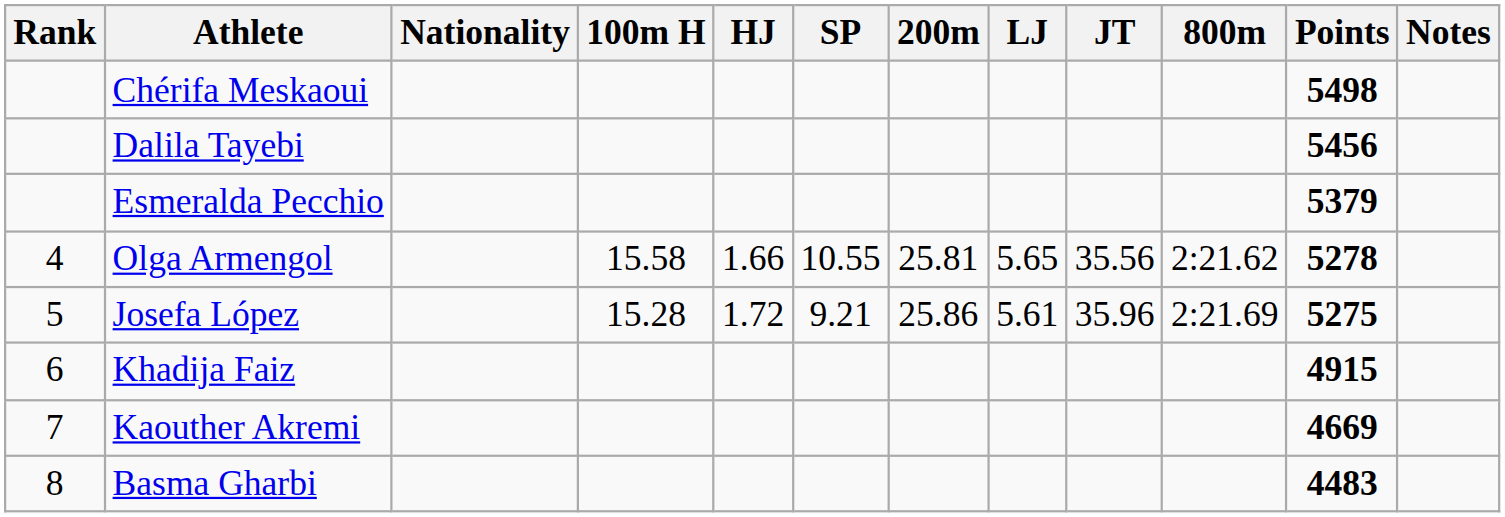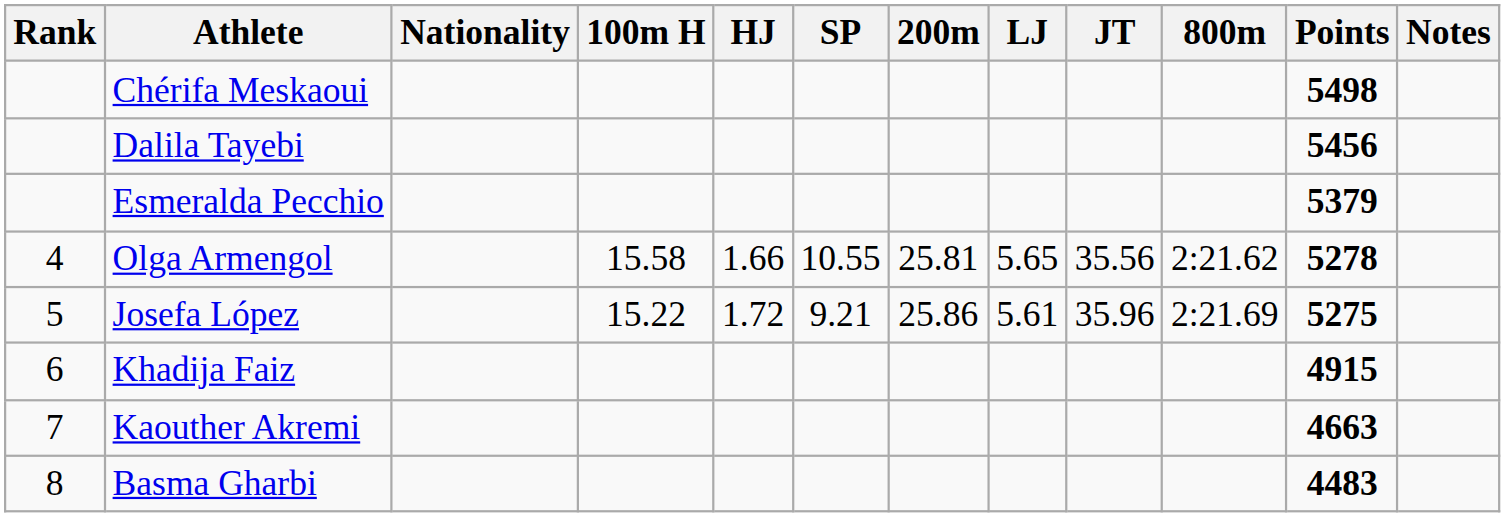(646, 314) 15.28 -> (646, 314) 15.22
(1342, 426) 4669 -> (1342, 426) 4663
